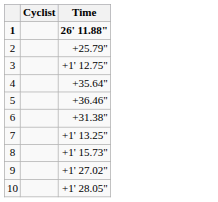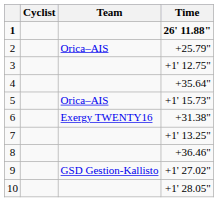+ column: (110, 13)
(90, 100) +36.46" -> (188, 100) +1' 15.73"
(85, 153) +1' 15.73" -> (193, 153) +36.46"
